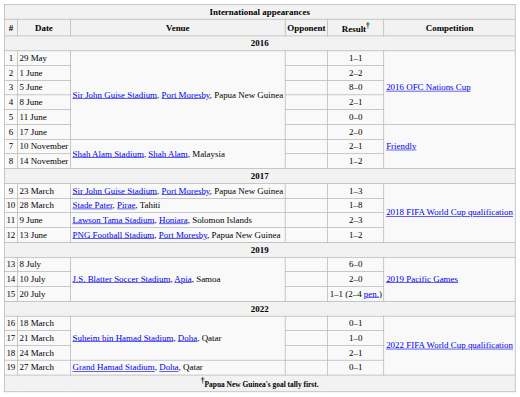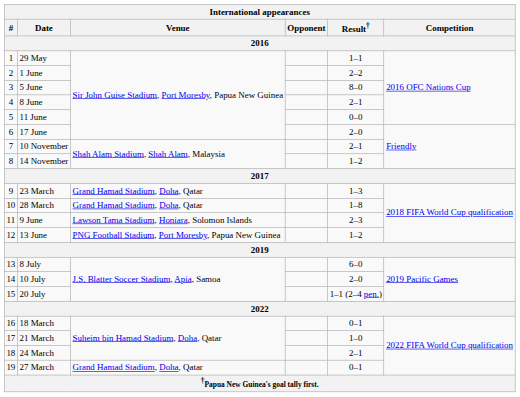(178, 191) Sir John Guise Stadium, Port Moresby, Papua New Guinea -> (138, 191) Grand Hamad Stadium, Doha, Qatar
(116, 206) Stade Pater, Pirae, Tahiti -> (138, 206) Grand Hamad Stadium, Doha, Qatar
